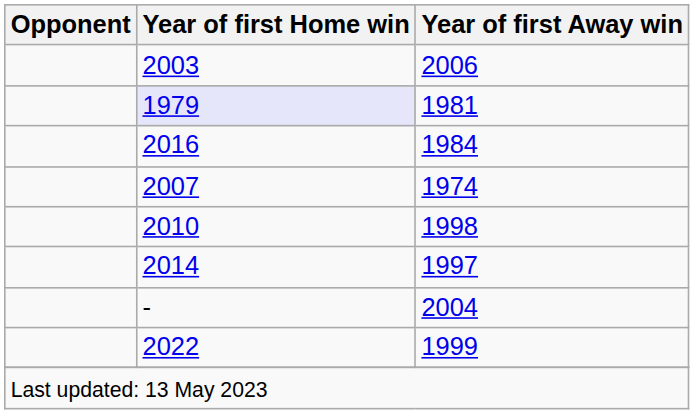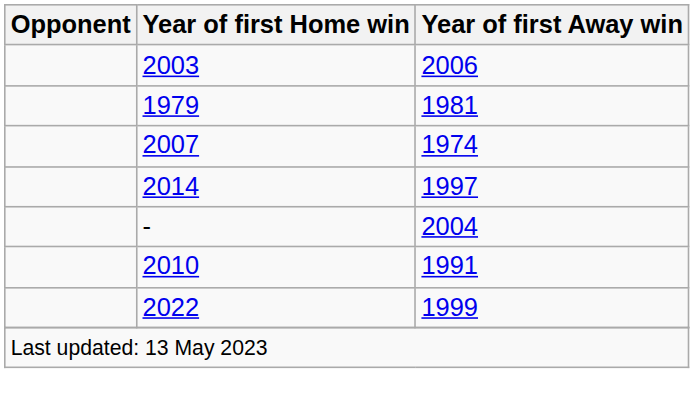(171, 105) lavender background -> (171, 105) no background
- row: (450, 145)
- row: (450, 226)
+ row: (450, 266)
